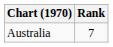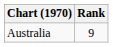(91, 32) 7 -> (91, 32) 9
